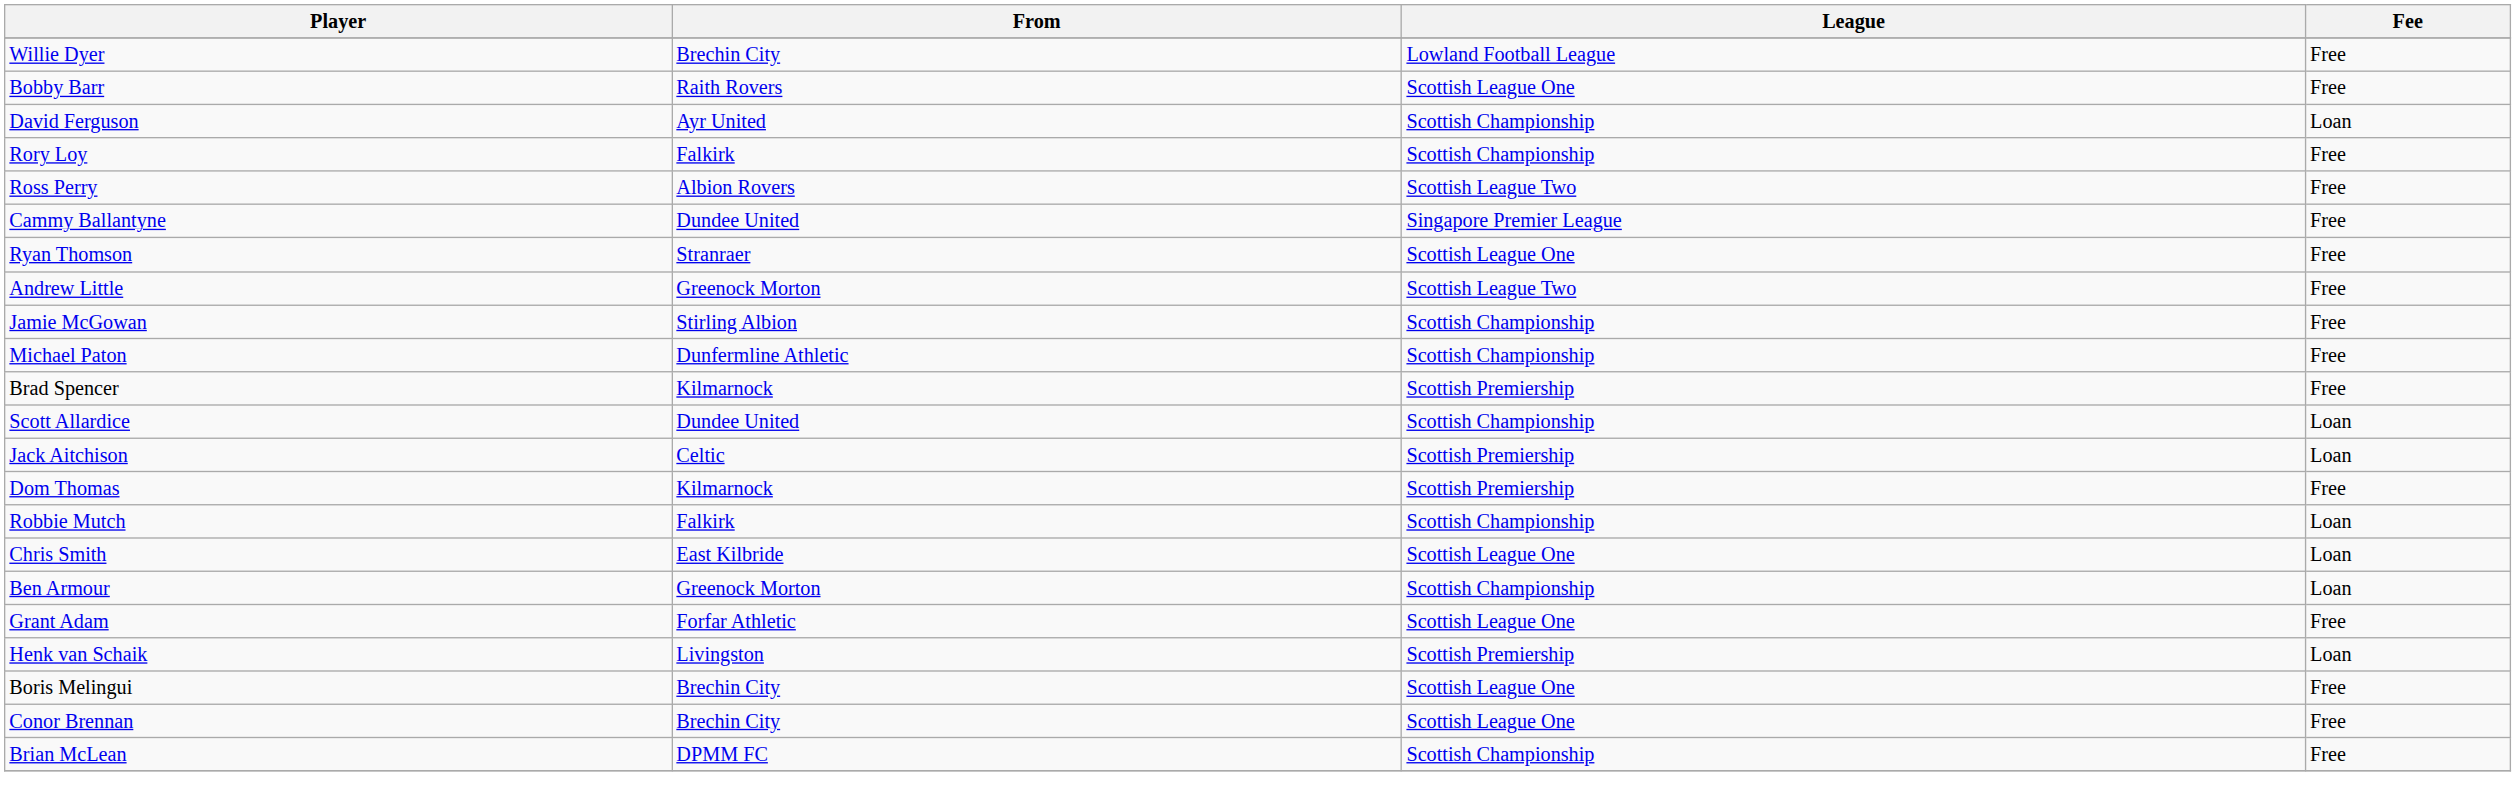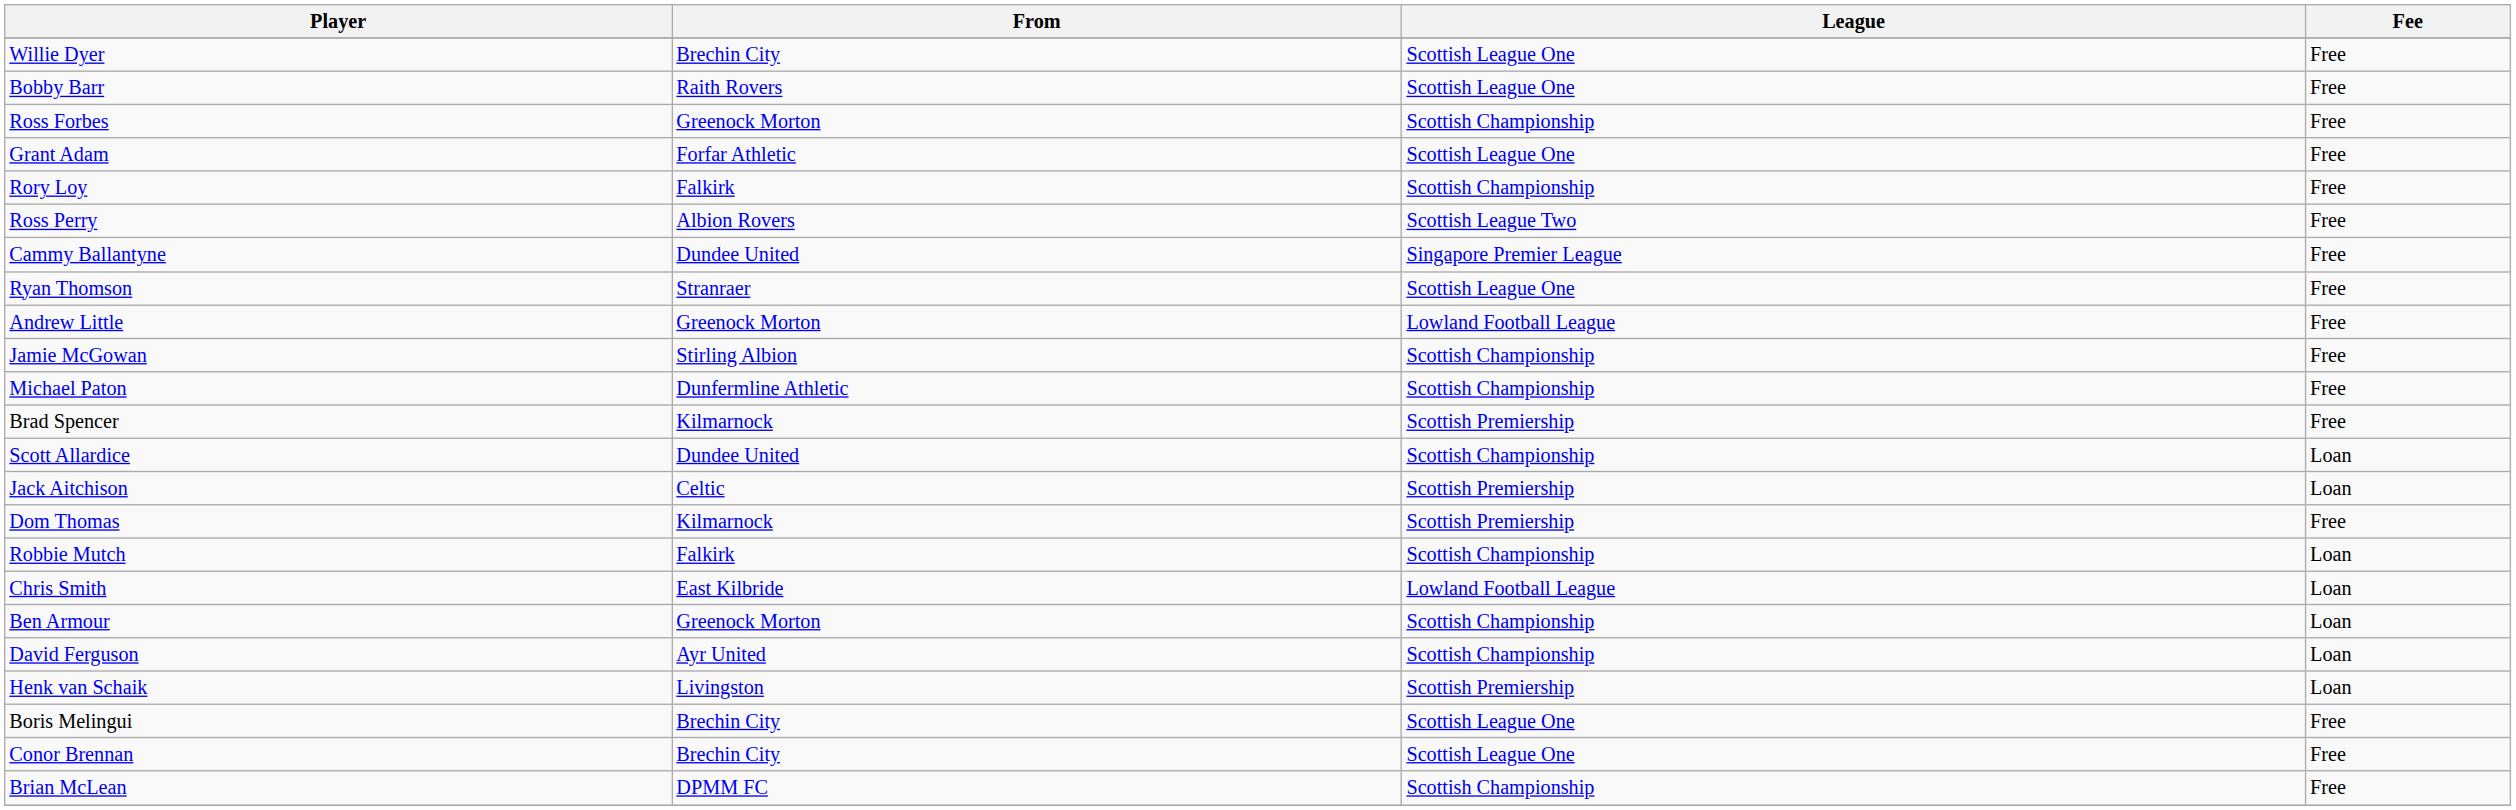(1511, 54) Lowland Football League -> (1491, 54) Scottish League One
+ row: (59, 121)
rows swapped: (59, 621) <-> (74, 121)
(1491, 288) Scottish League Two -> (1511, 321) Lowland Football League
(1491, 554) Scottish League One -> (1511, 588) Lowland Football League
